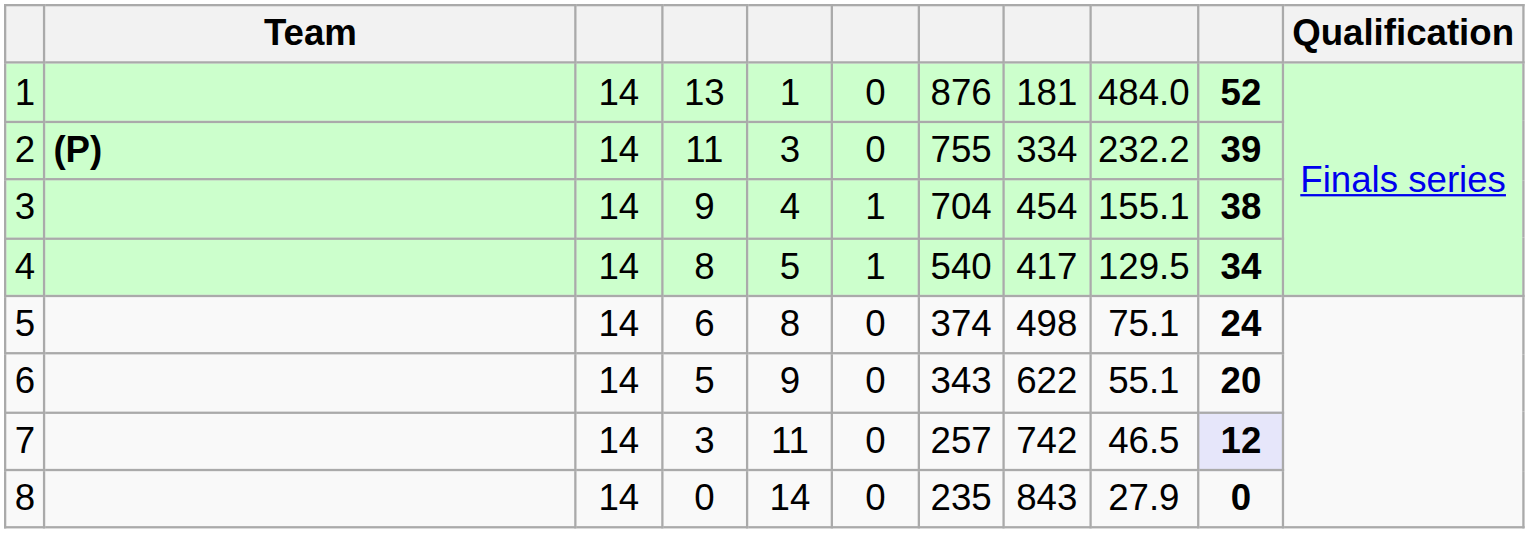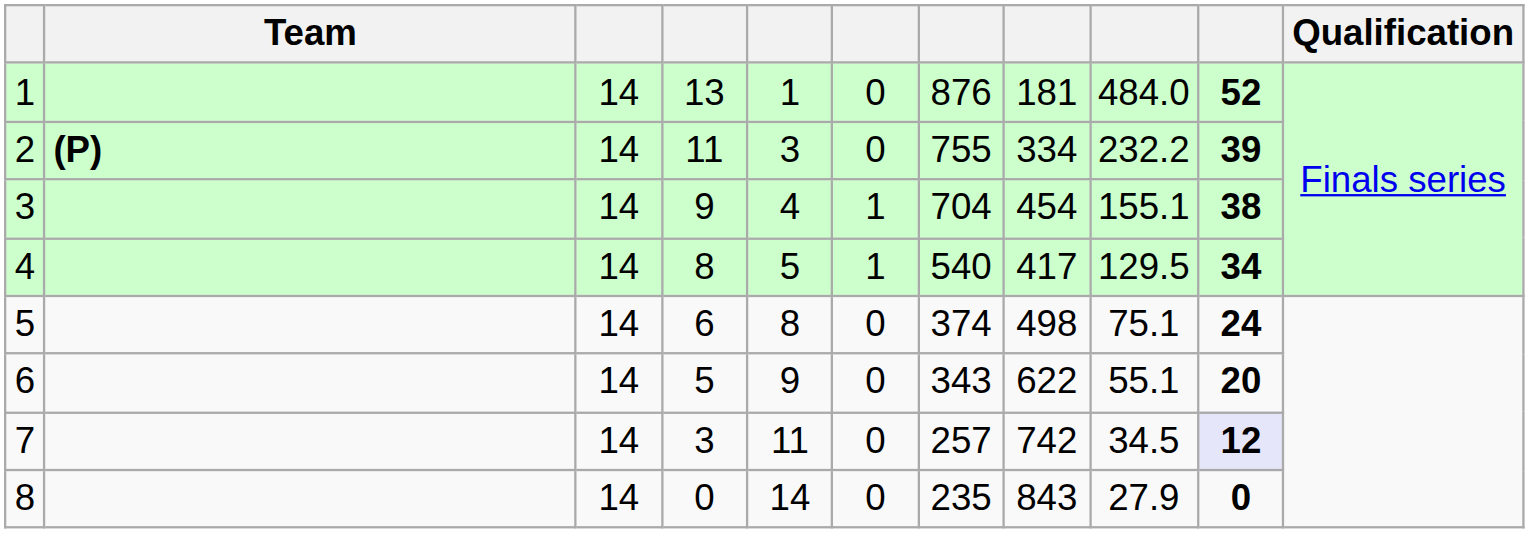(1144, 440) 46.5 -> (1144, 440) 34.5
